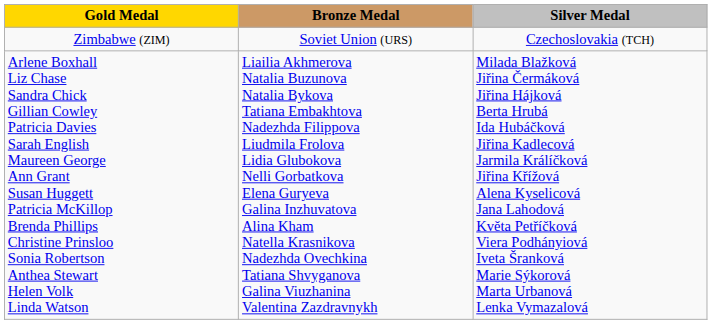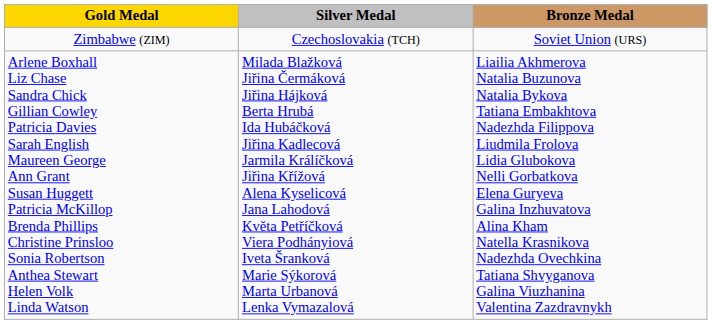columns swapped: (590, 16) <-> (356, 16)
